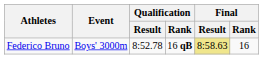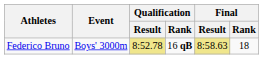(147, 46) no background -> (147, 46) khaki background
(244, 46) 16 -> (244, 46) 18
